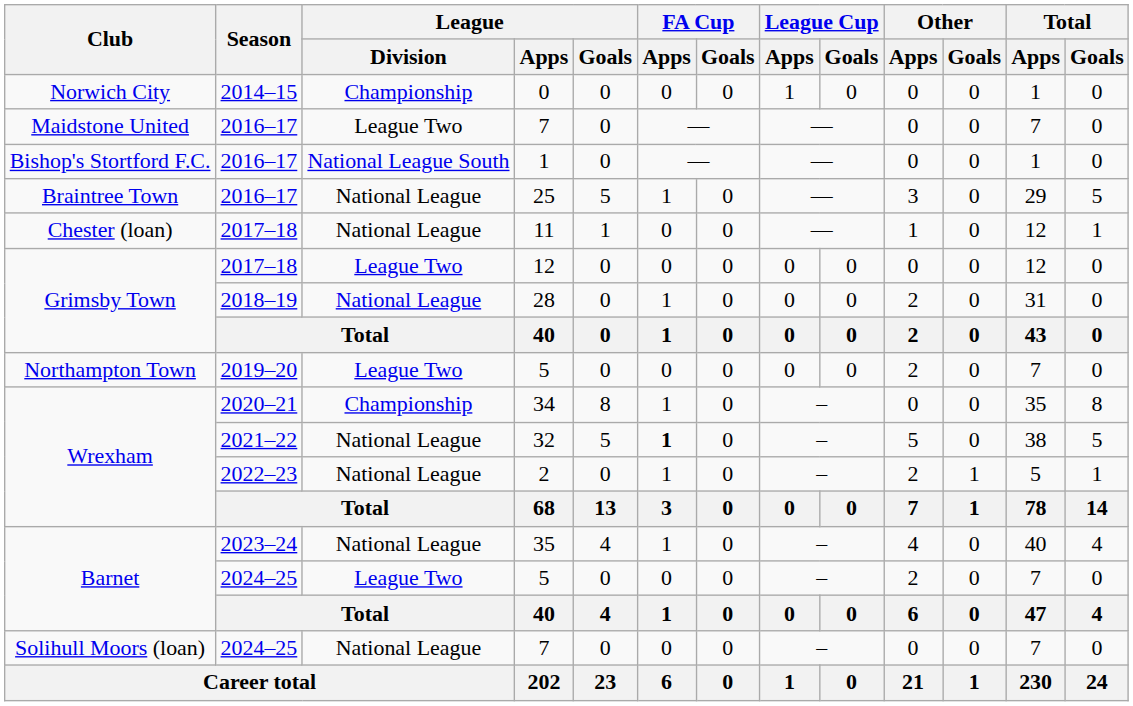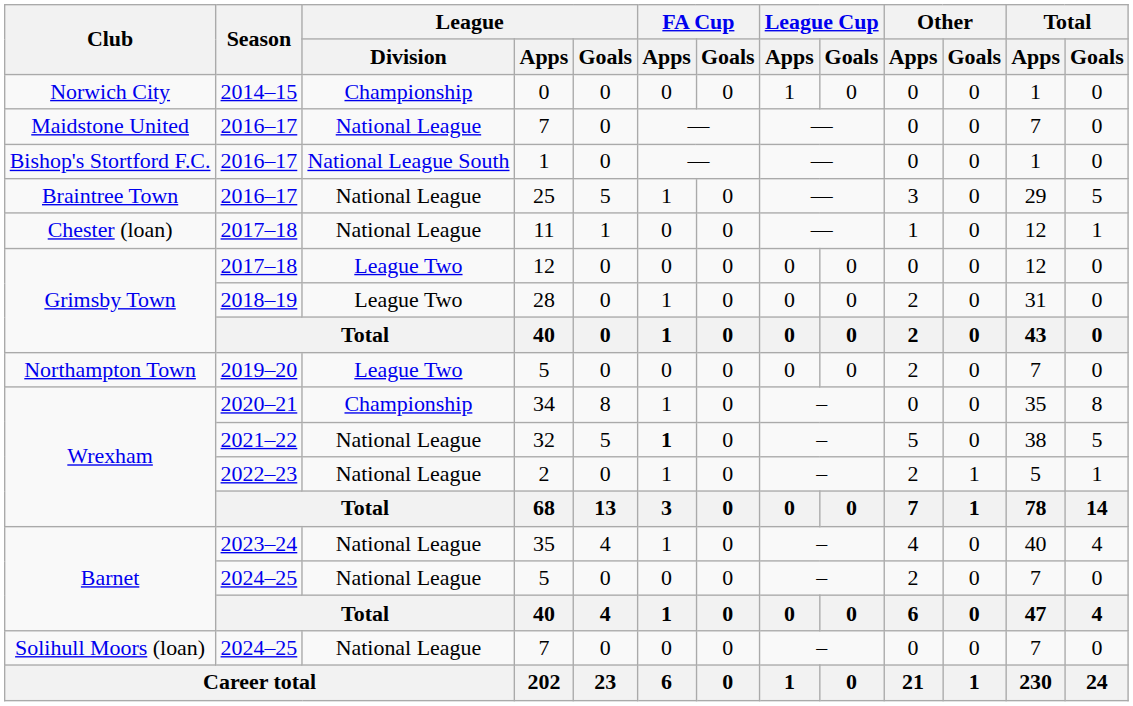(408, 126) League Two -> (408, 126) National League
(408, 299) National League -> (408, 299) League Two
(408, 578) League Two -> (408, 578) National League
